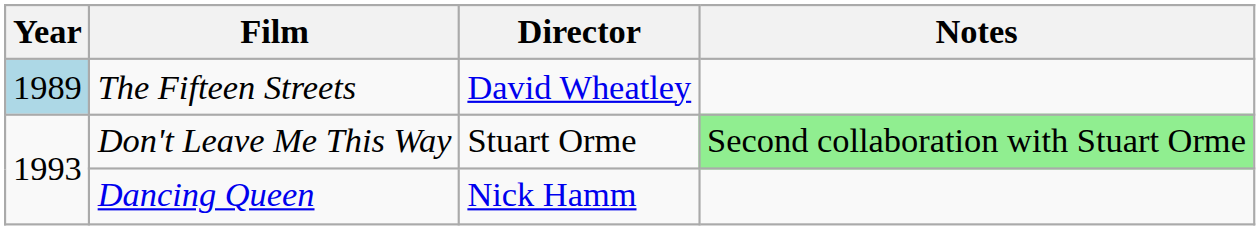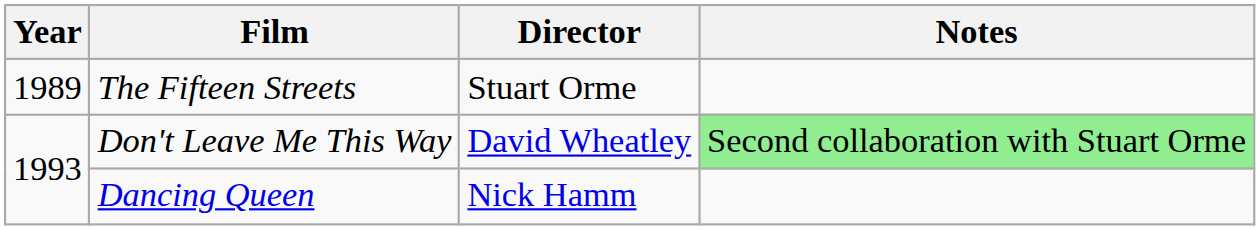(47, 86) lightblue background -> (47, 86) no background
(579, 86) David Wheatley -> (552, 86) Stuart Orme
(552, 140) Stuart Orme -> (579, 140) David Wheatley
